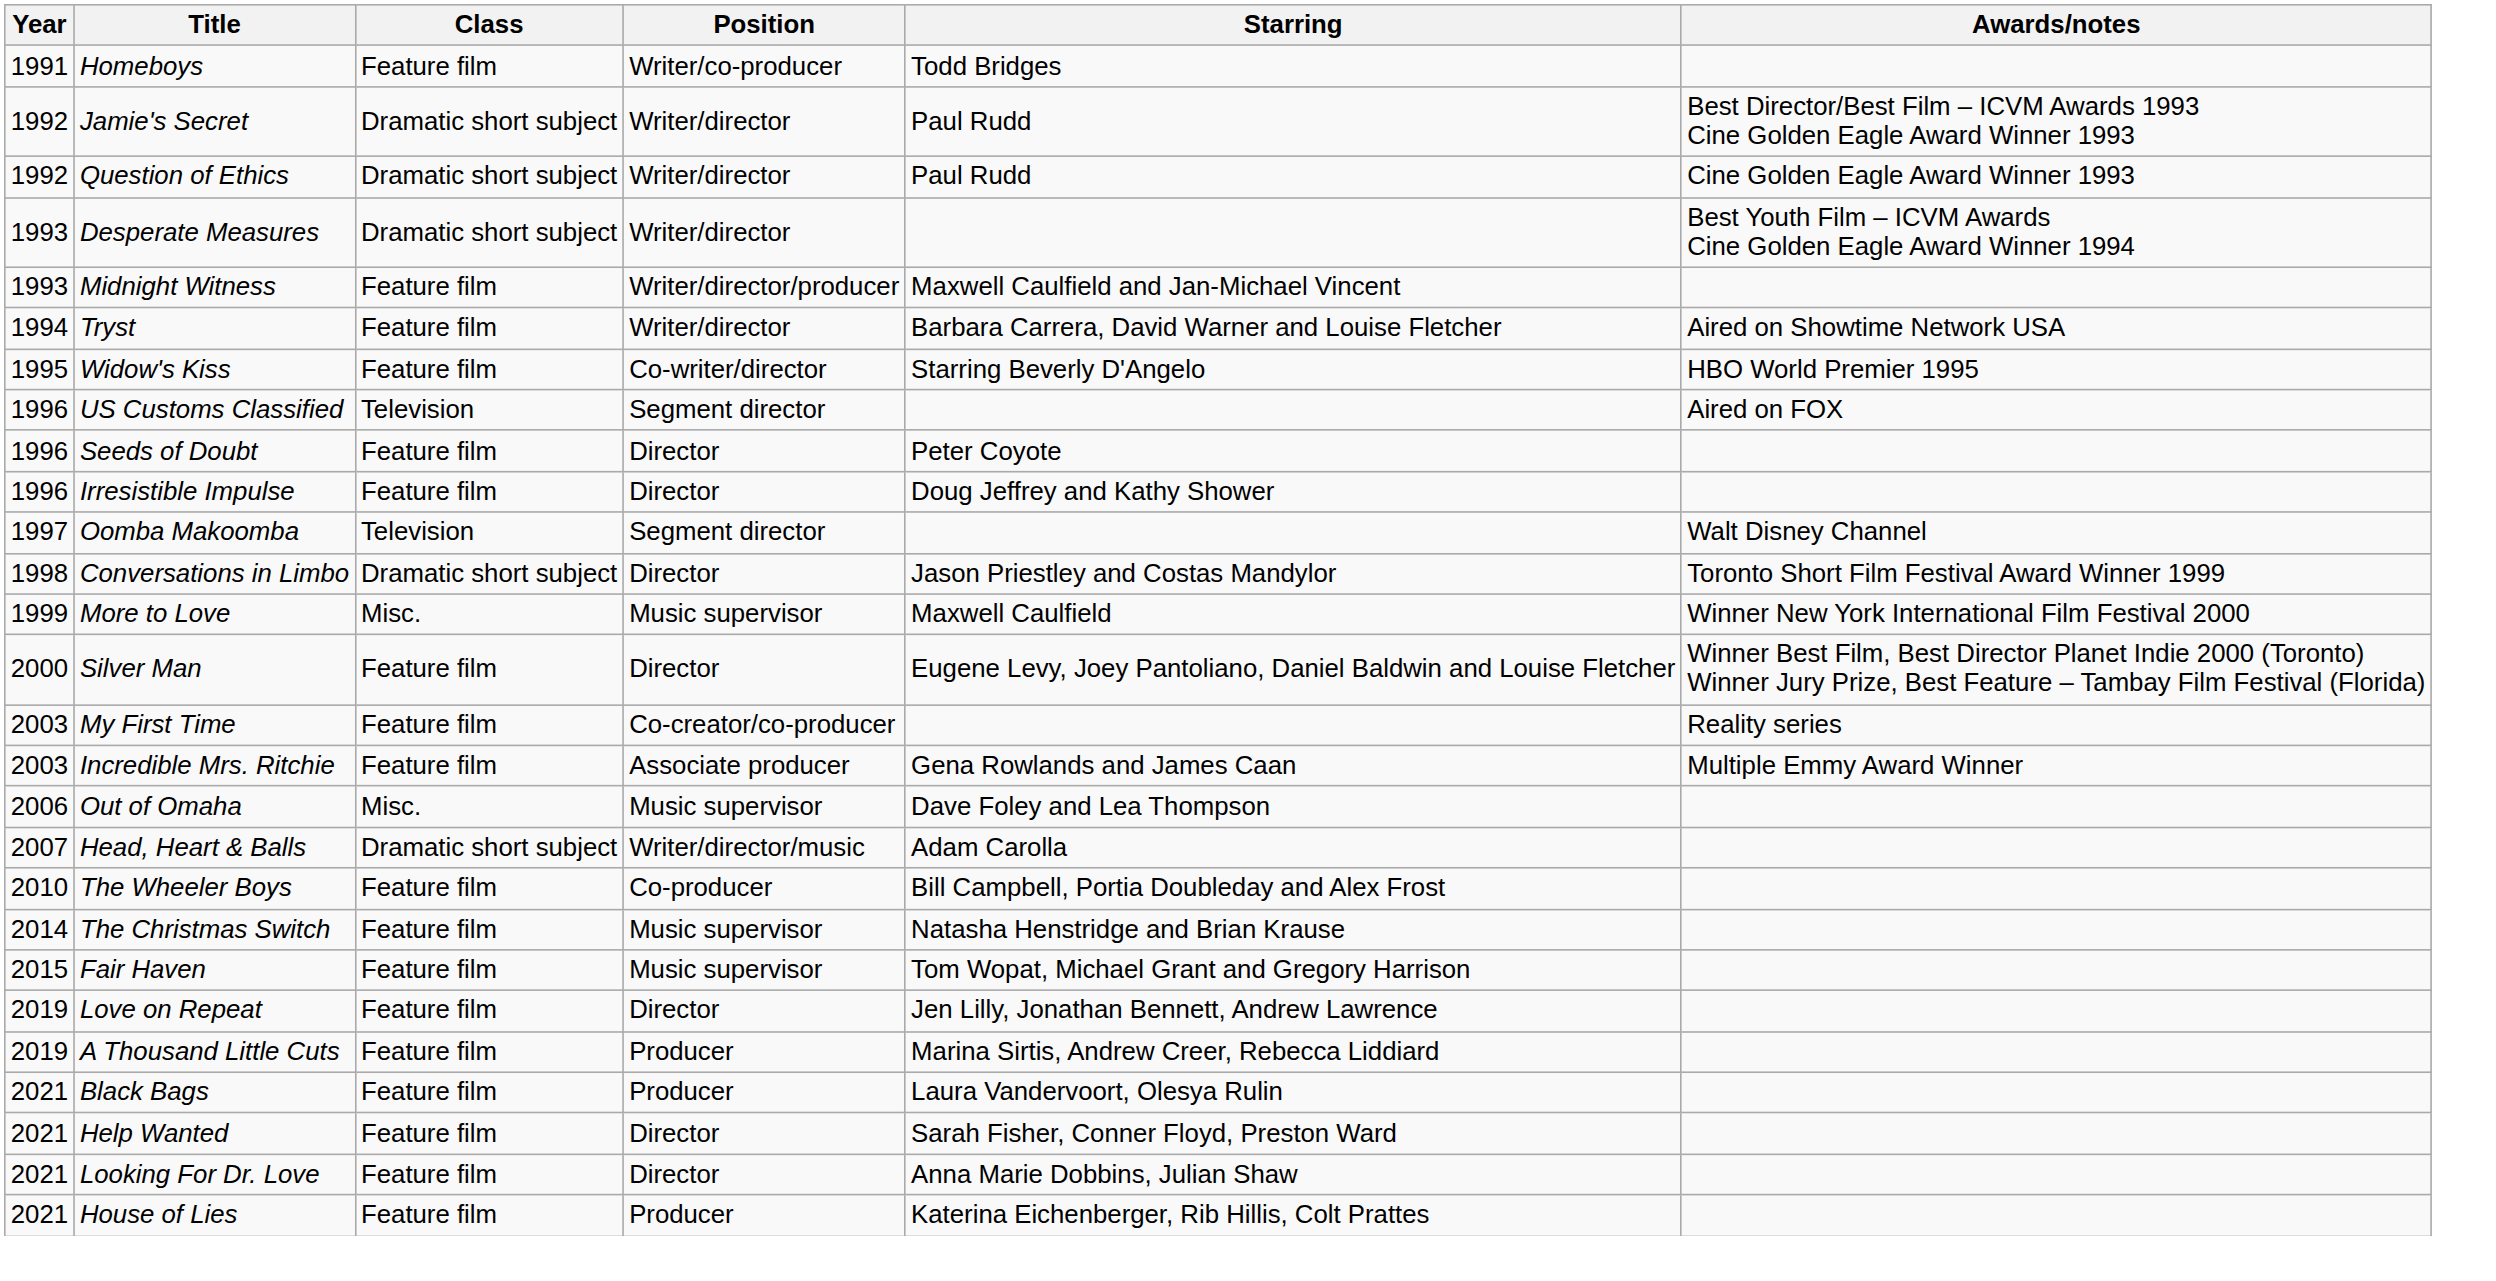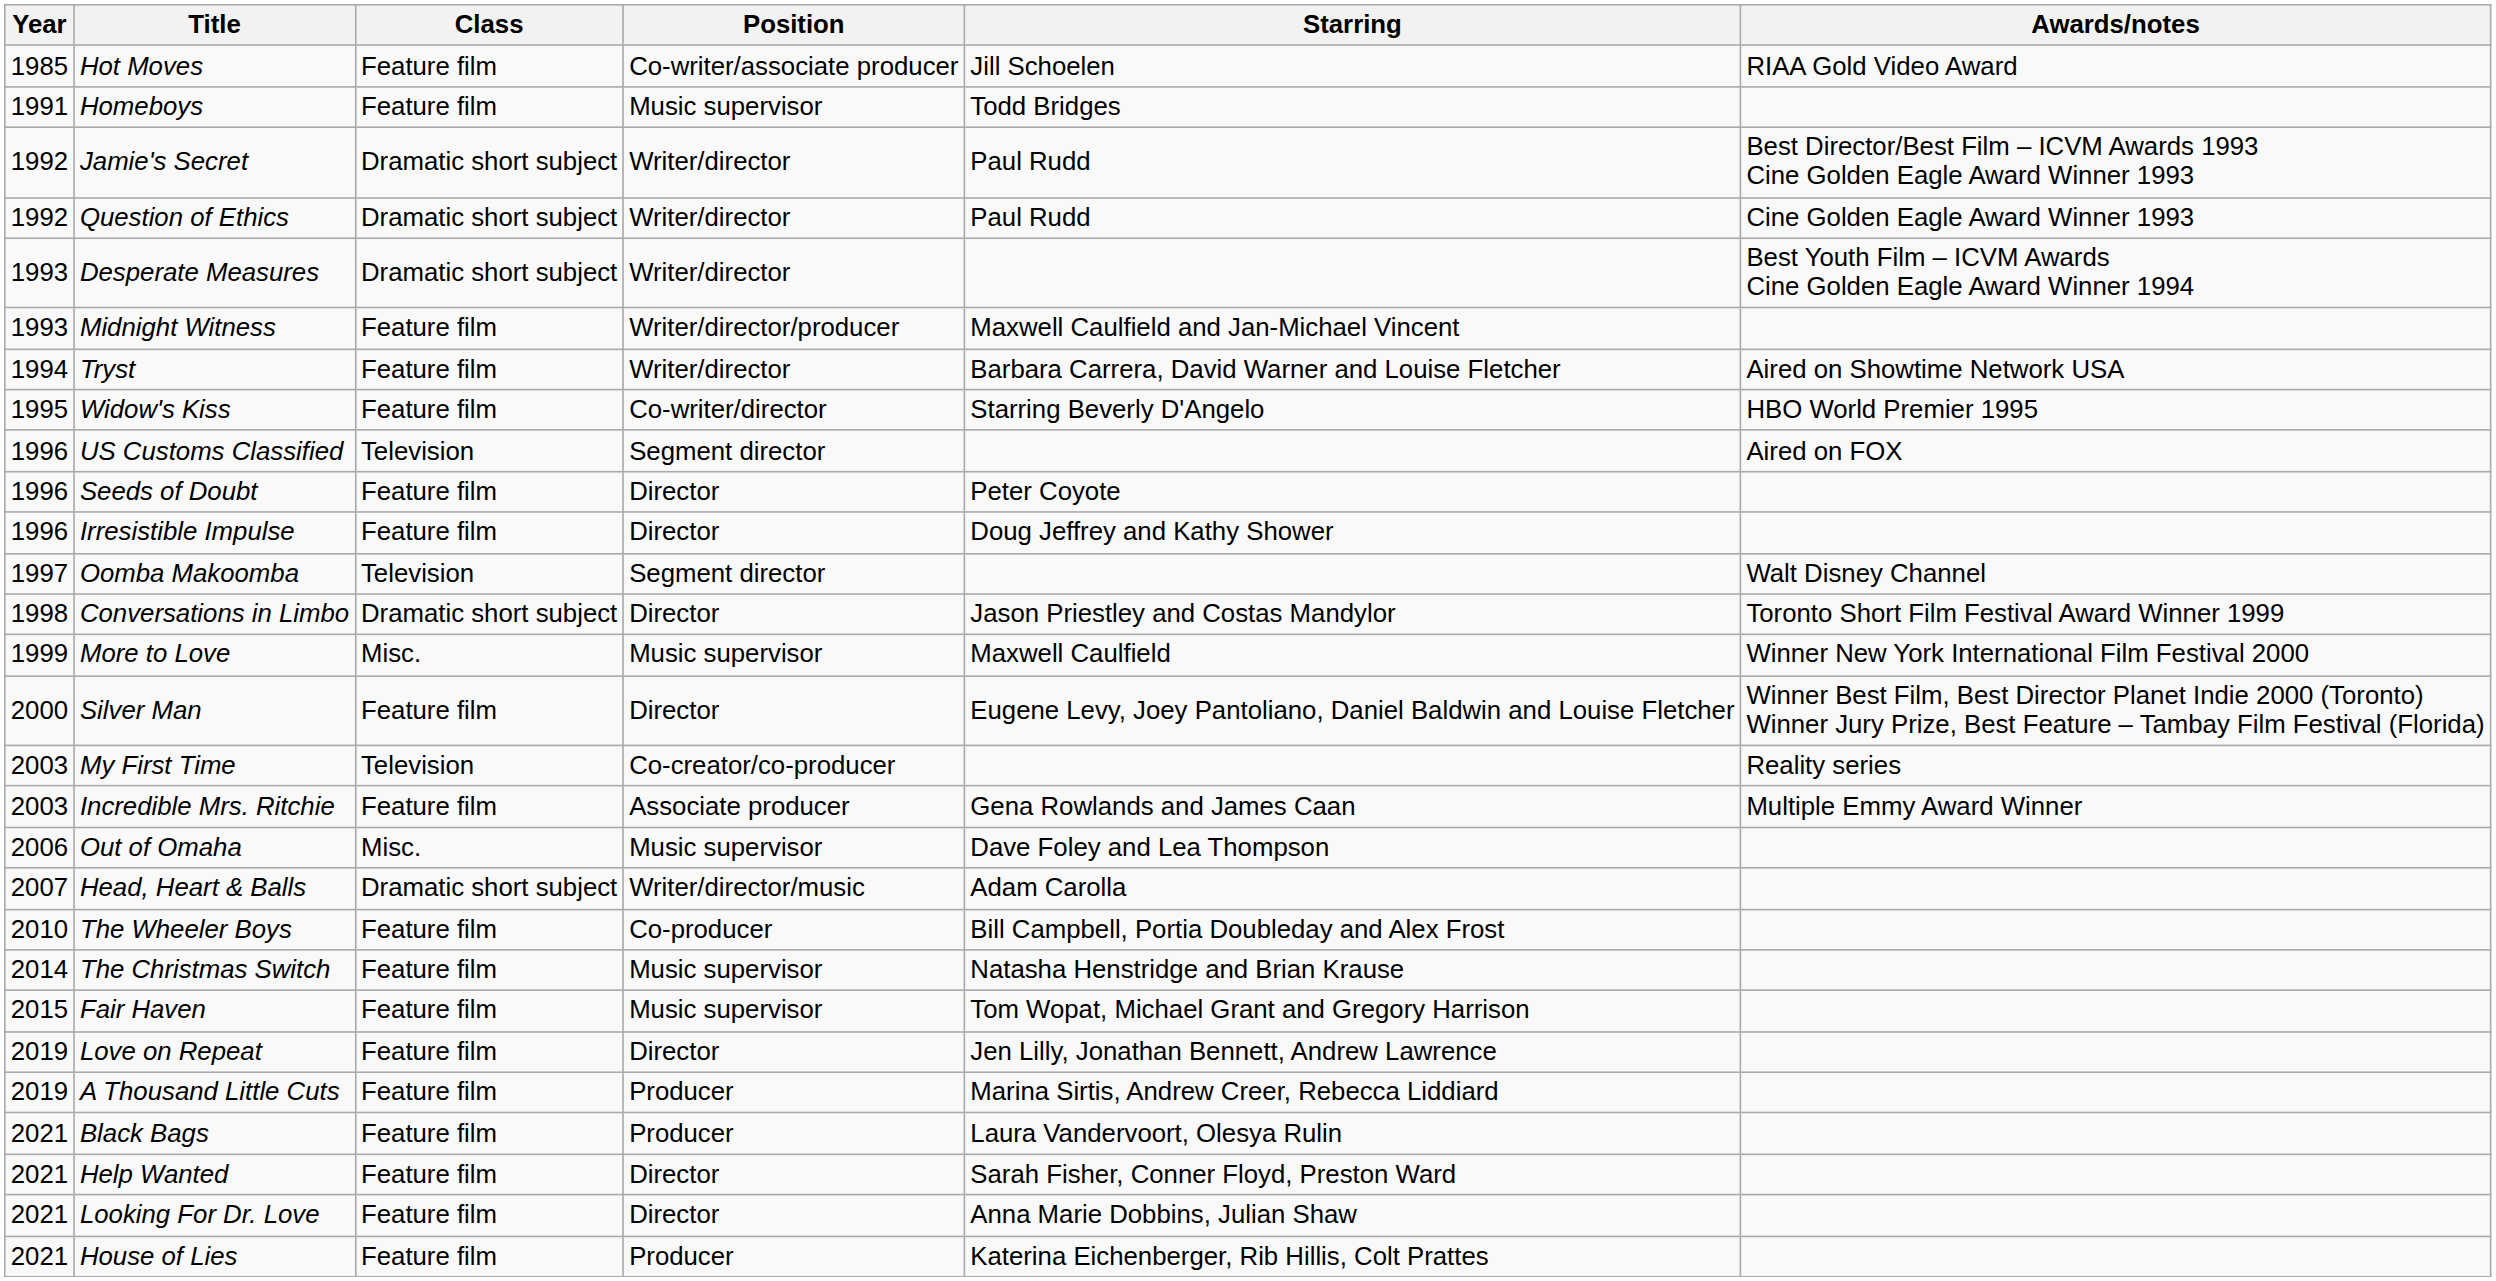+ row: (141, 65)
(736, 65) Writer/co-producer -> (726, 106) Music supervisor
(429, 724) Feature film -> (418, 765) Television
